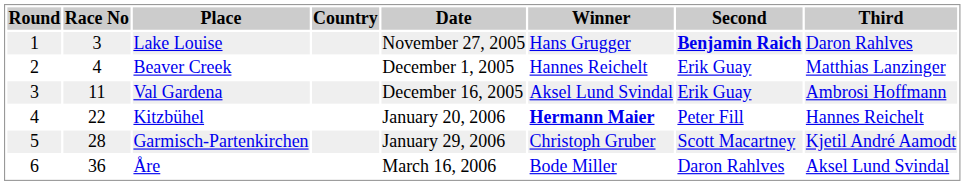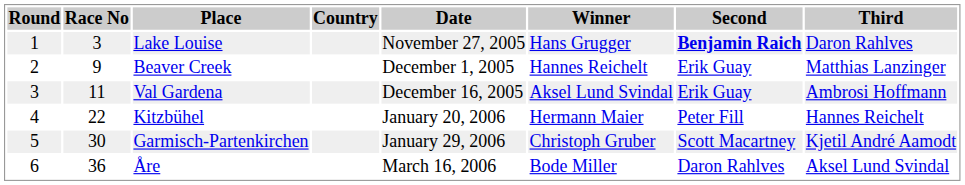(97, 67) 4 -> (97, 67) 9
(592, 117) bold -> (587, 117) normal
(97, 141) 28 -> (97, 141) 30
